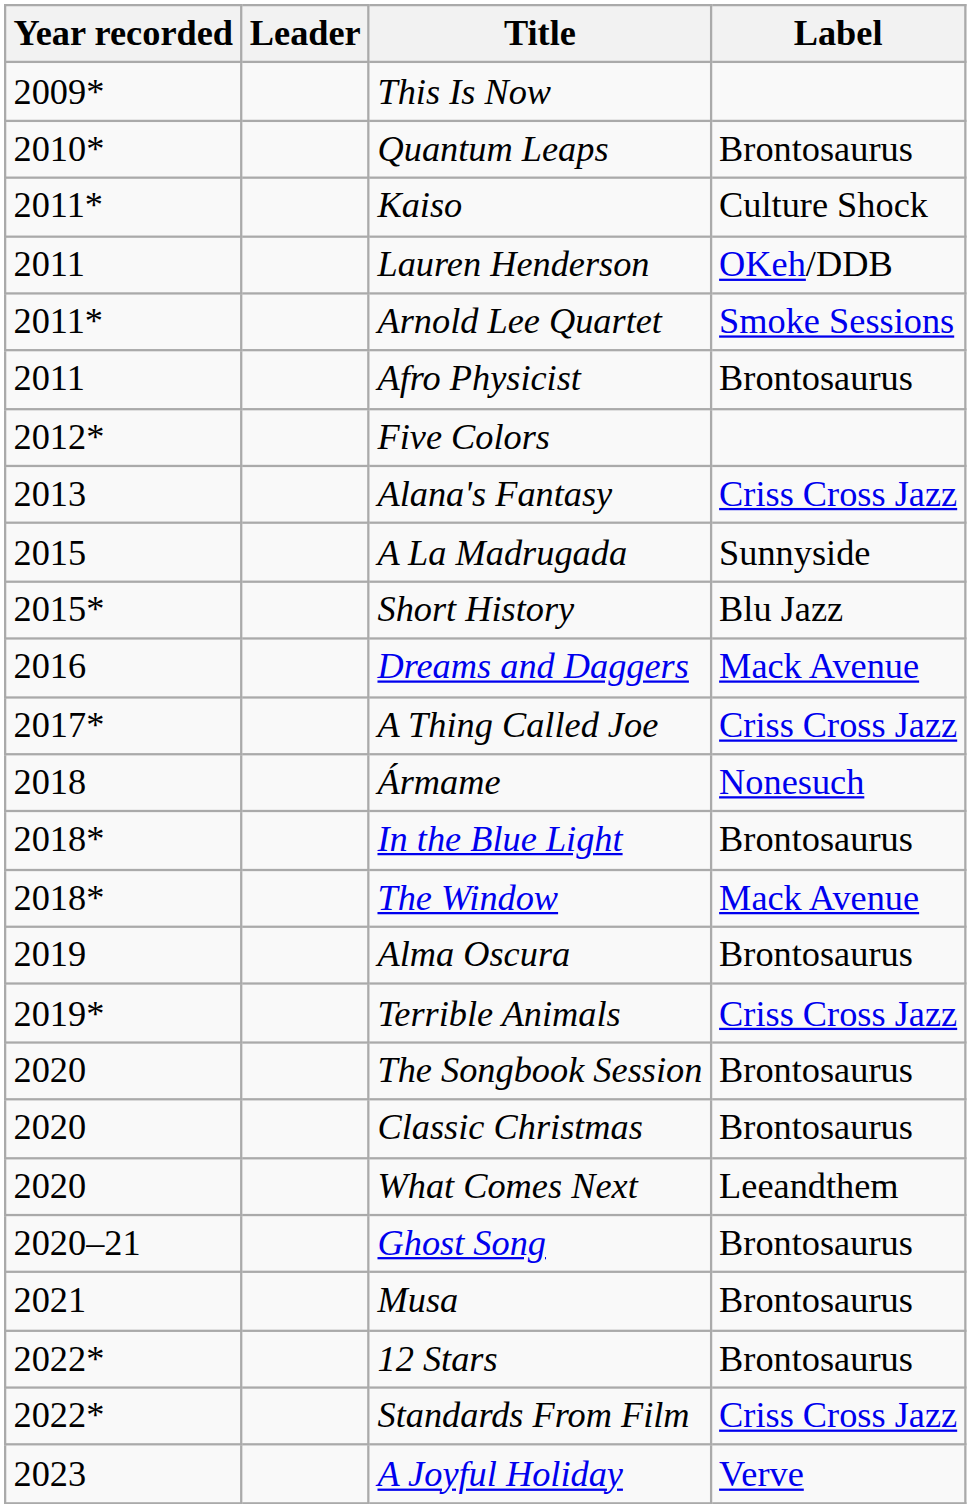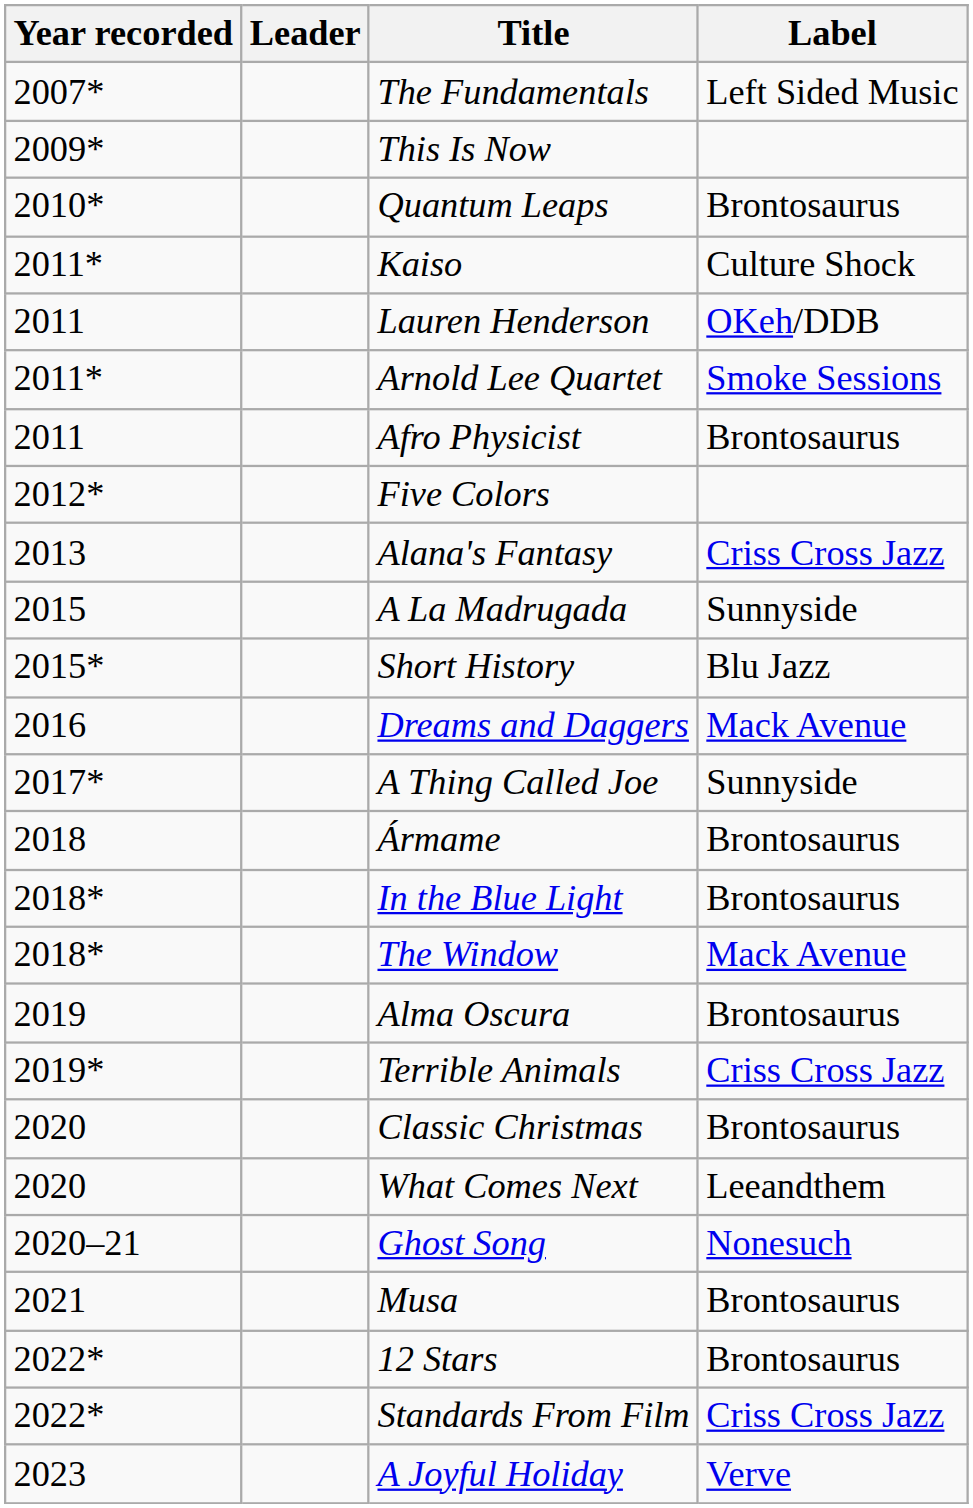+ row: (513, 90)
(838, 724) Criss Cross Jazz -> (782, 782) Sunnyside
(792, 782) Nonesuch -> (803, 839) Brontosaurus
- row: (540, 1070)
(816, 1242) Brontosaurus -> (779, 1242) Nonesuch
